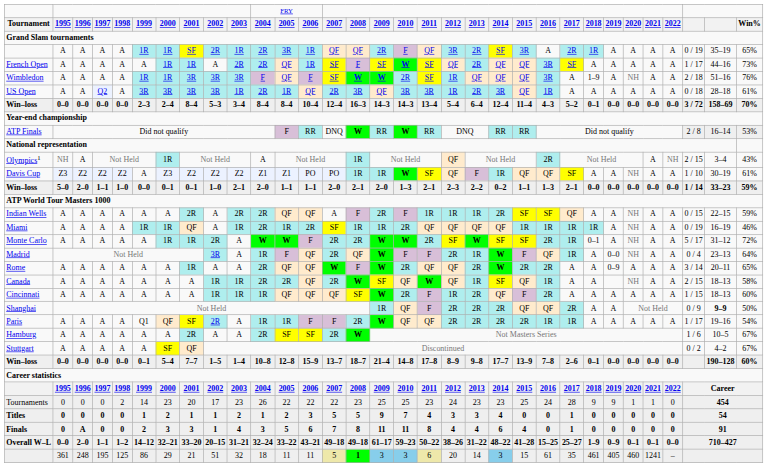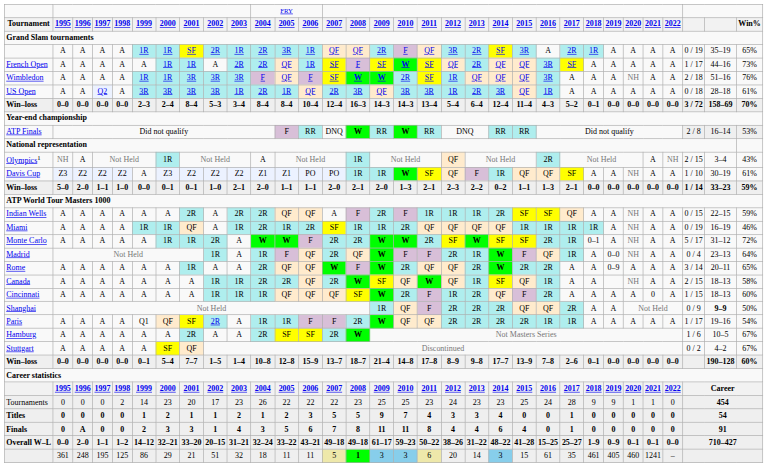(594, 78) 1–9 -> (594, 78) A
(215, 255) 3R -> (215, 255) 1R
(653, 295) A -> (653, 295) 0
